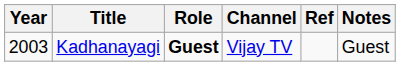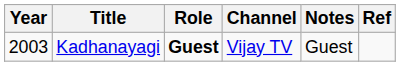columns swapped: (366, 18) <-> (319, 18)
